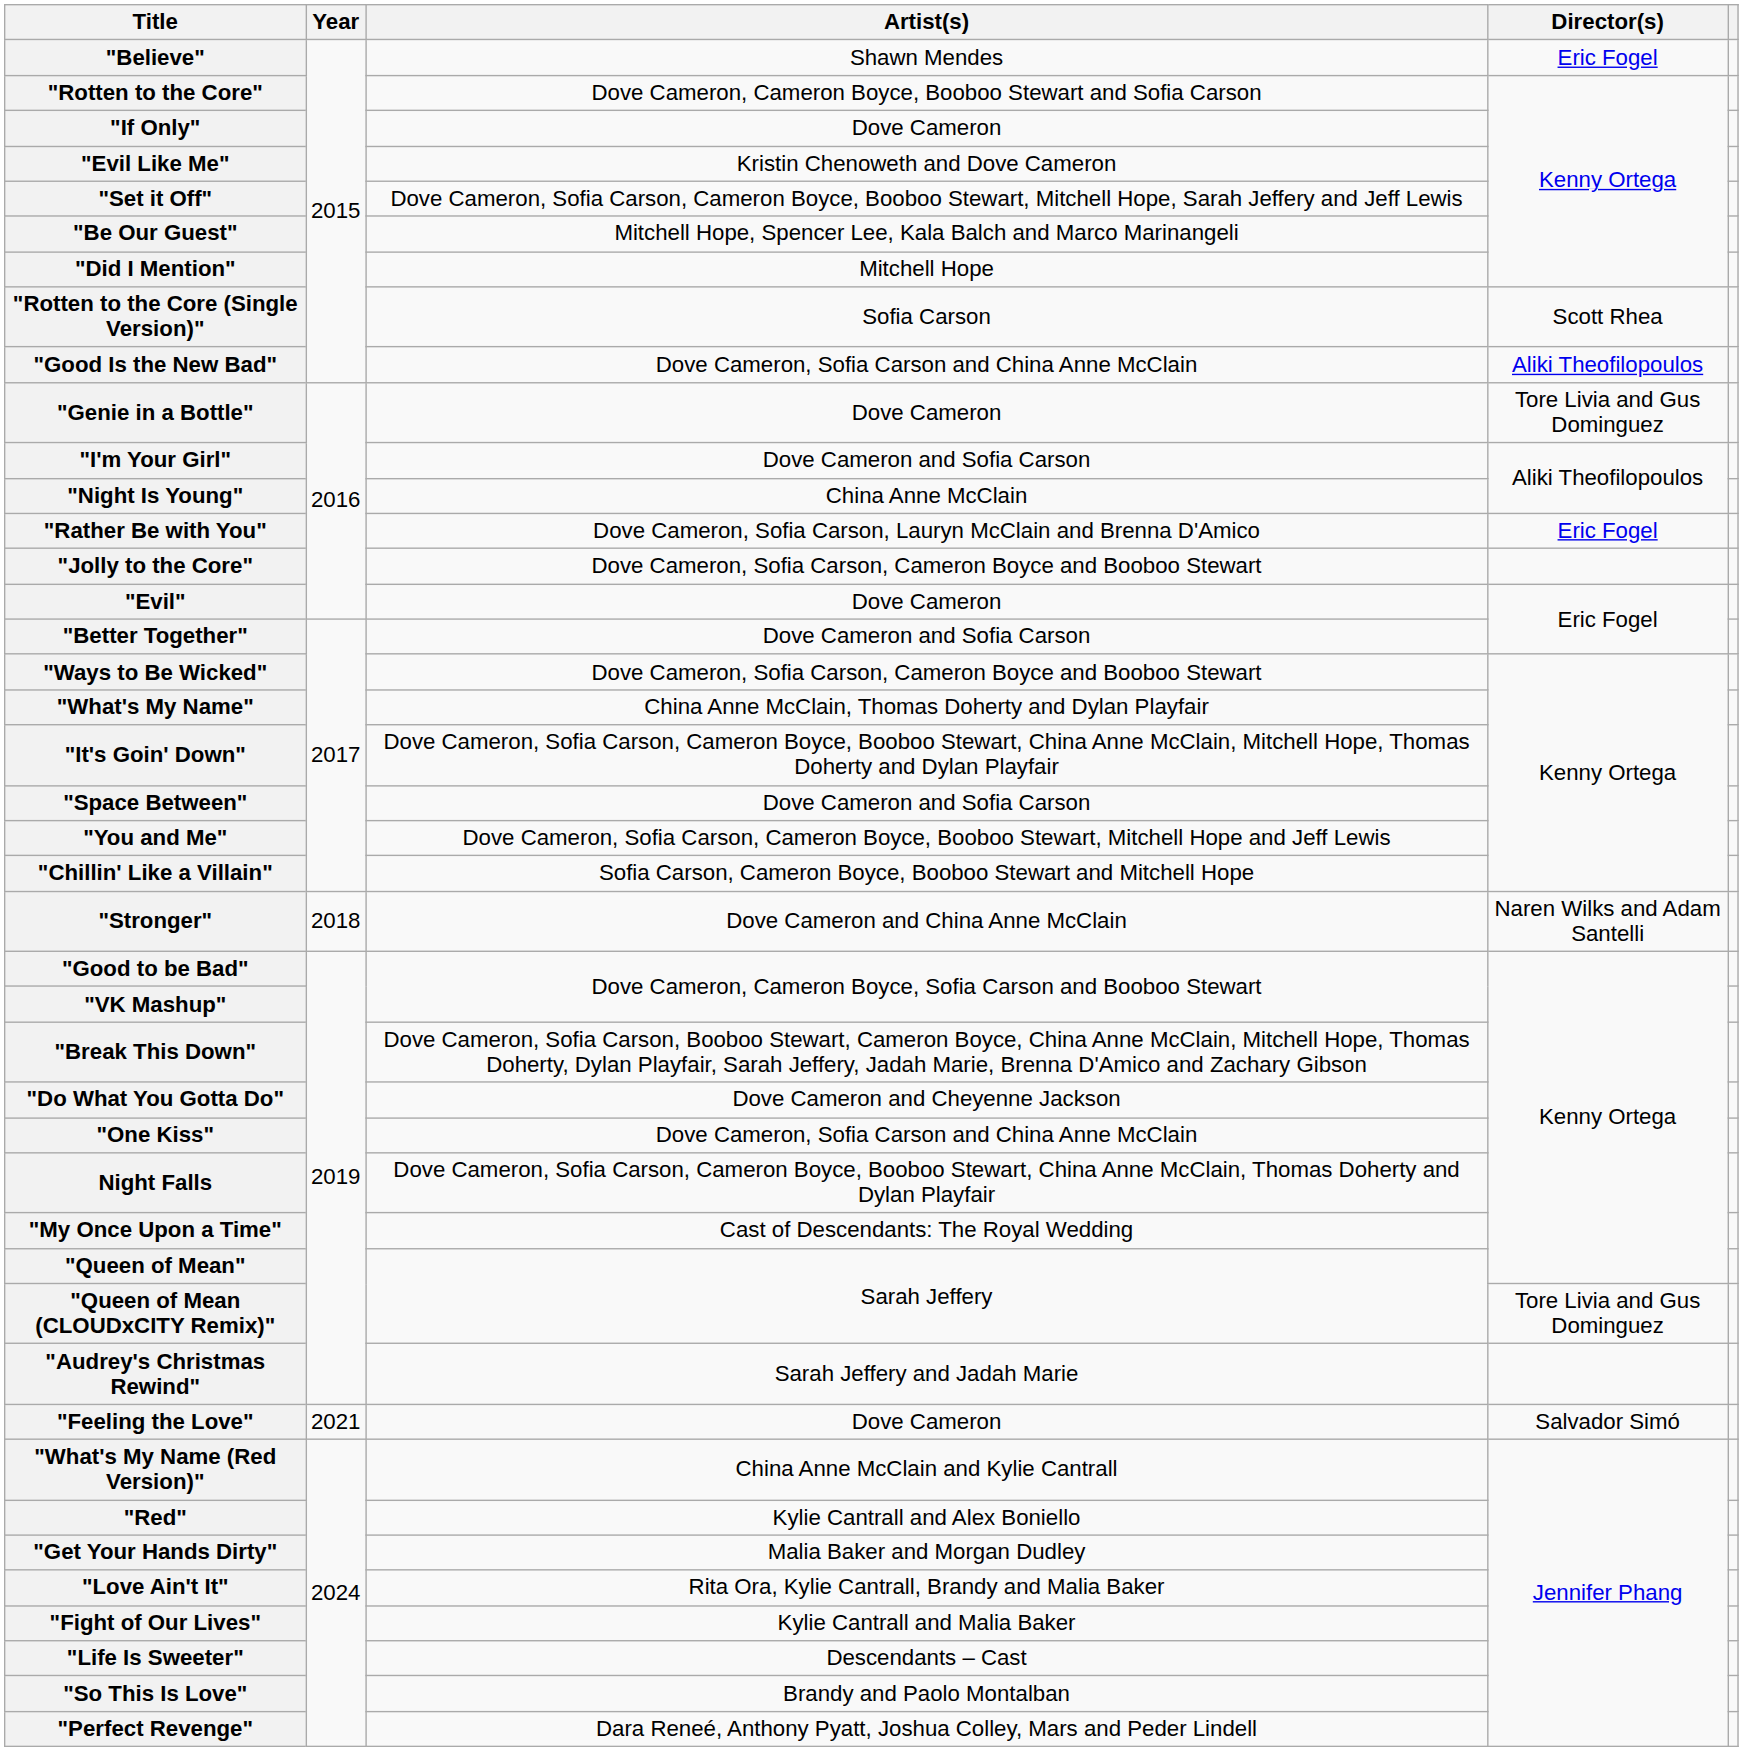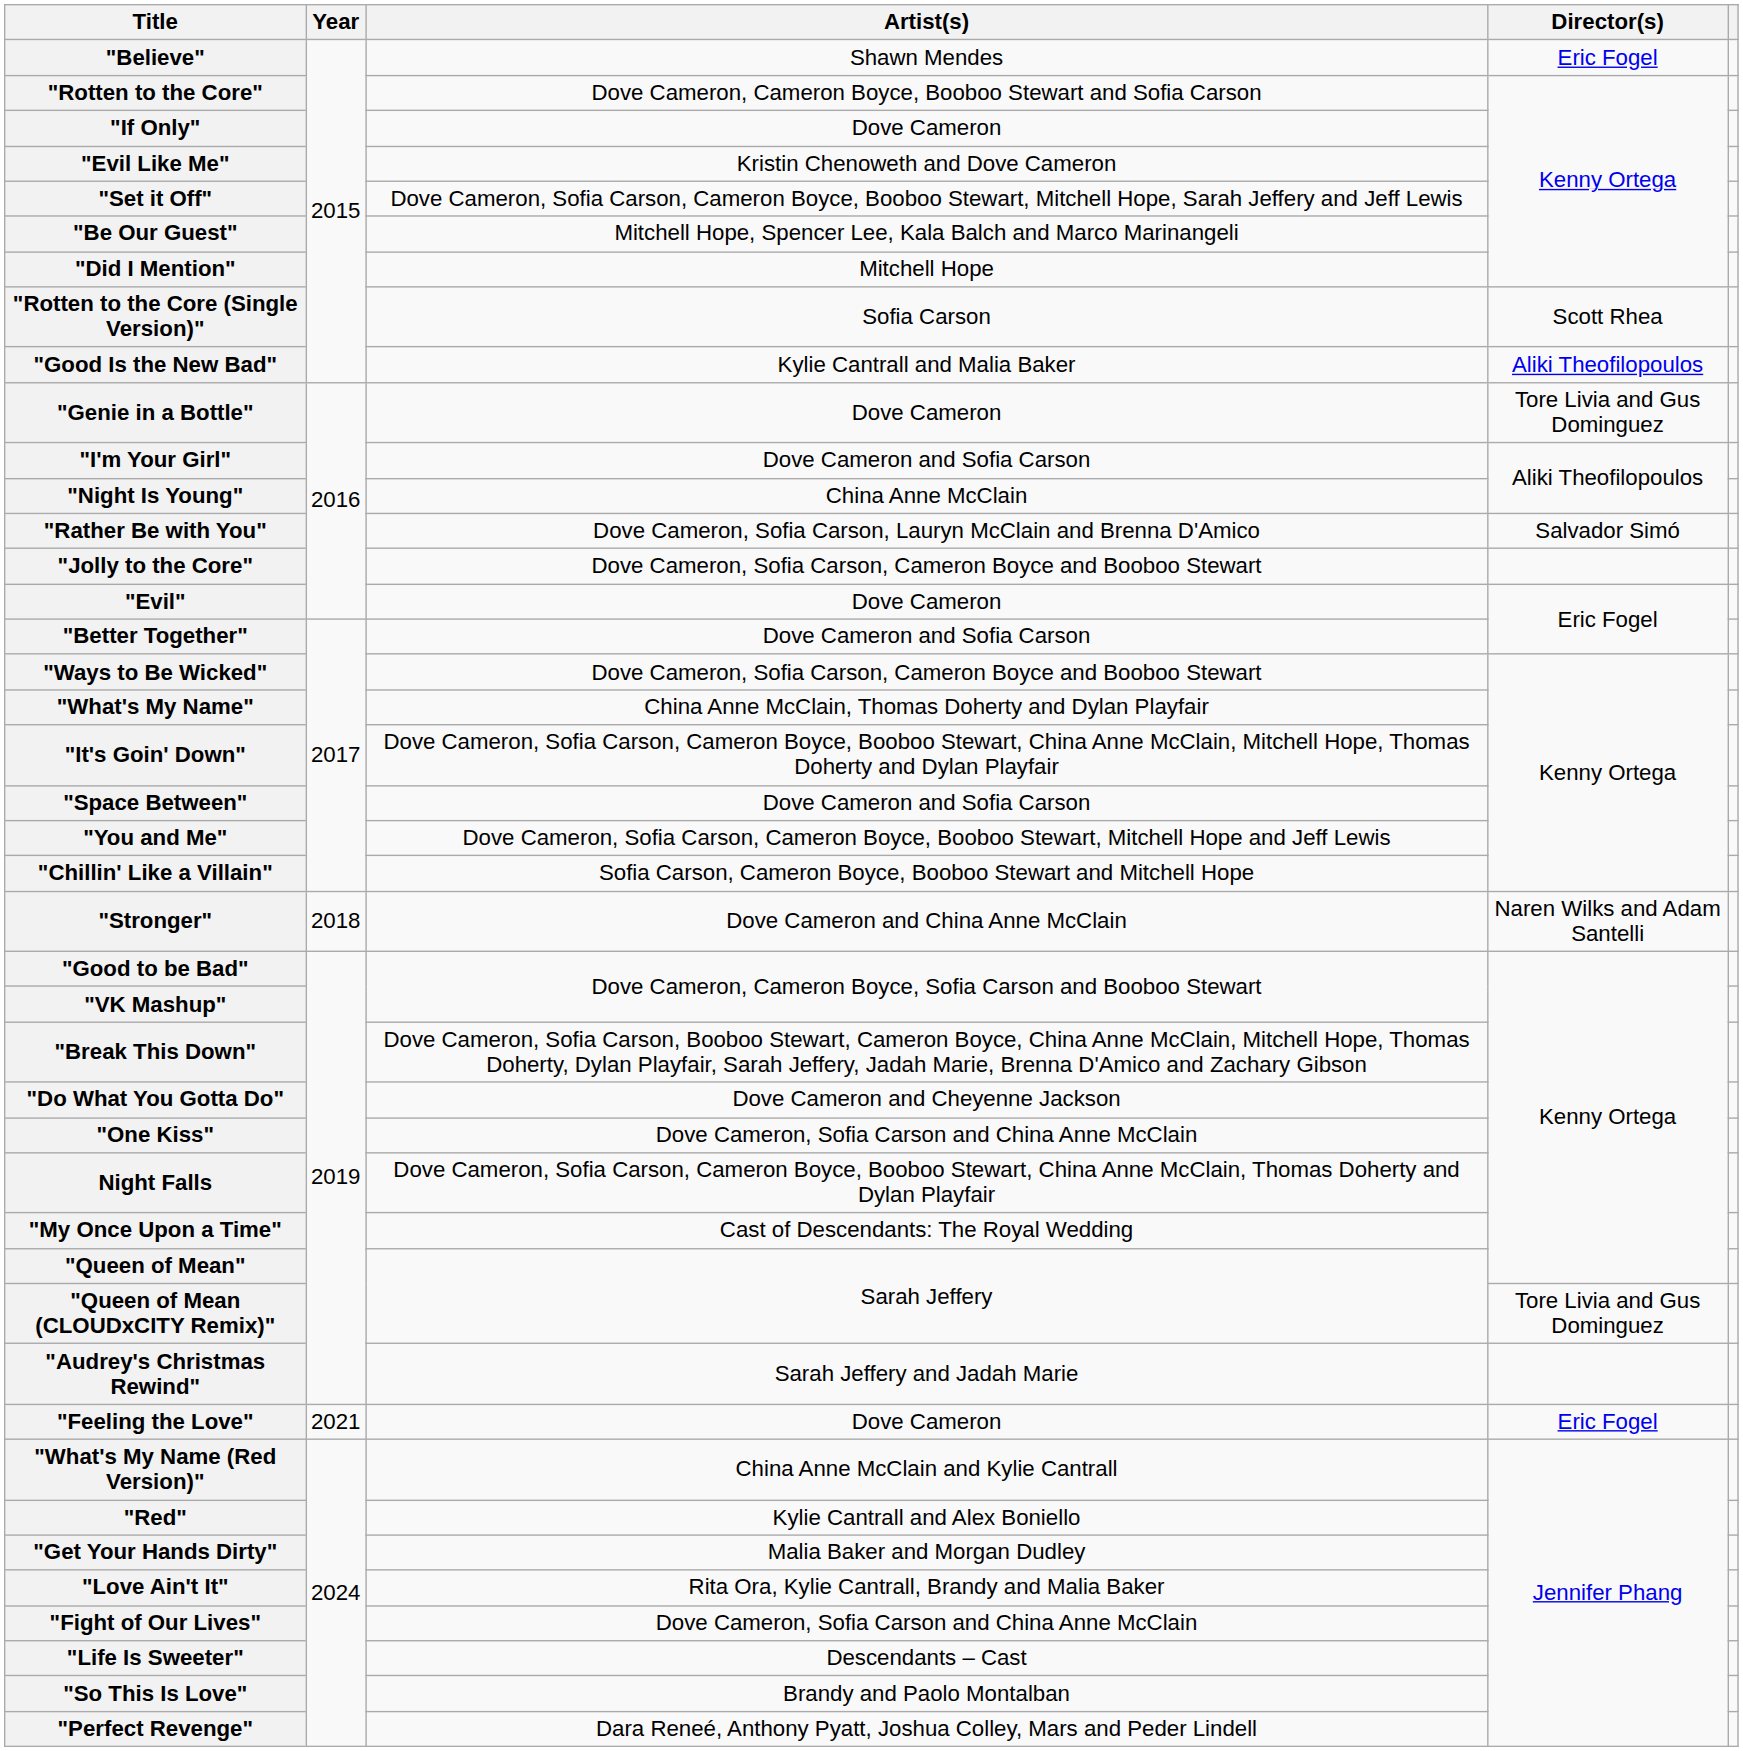(927, 364) Dove Cameron, Sofia Carson and China Anne McClain -> (927, 364) Kylie Cantrall and Malia Baker
(1608, 530) Eric Fogel -> (1608, 530) Salvador Simó
(1608, 1421) Salvador Simó -> (1608, 1421) Eric Fogel
(927, 1622) Kylie Cantrall and Malia Baker -> (927, 1622) Dove Cameron, Sofia Carson and China Anne McClain
